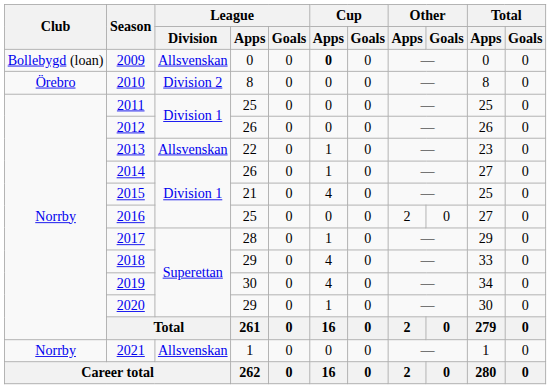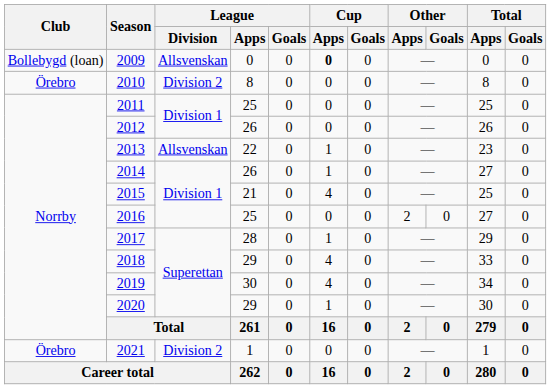(56, 350) Norrby -> (56, 350) Örebro
(193, 350) Allsvenskan -> (193, 350) Division 2
